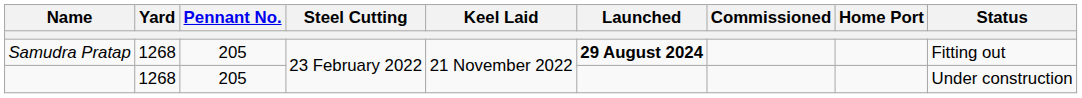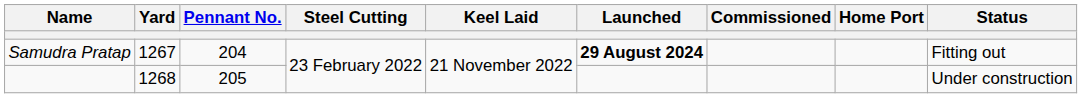(157, 52) 1268 -> (157, 52) 1267
(233, 52) 205 -> (233, 52) 204
